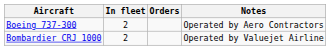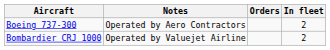columns swapped: (125, 11) <-> (254, 11)
